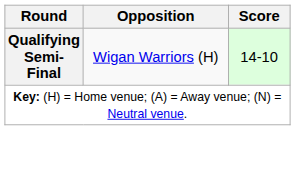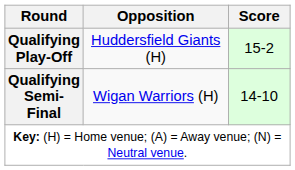+ row: (44, 48)
